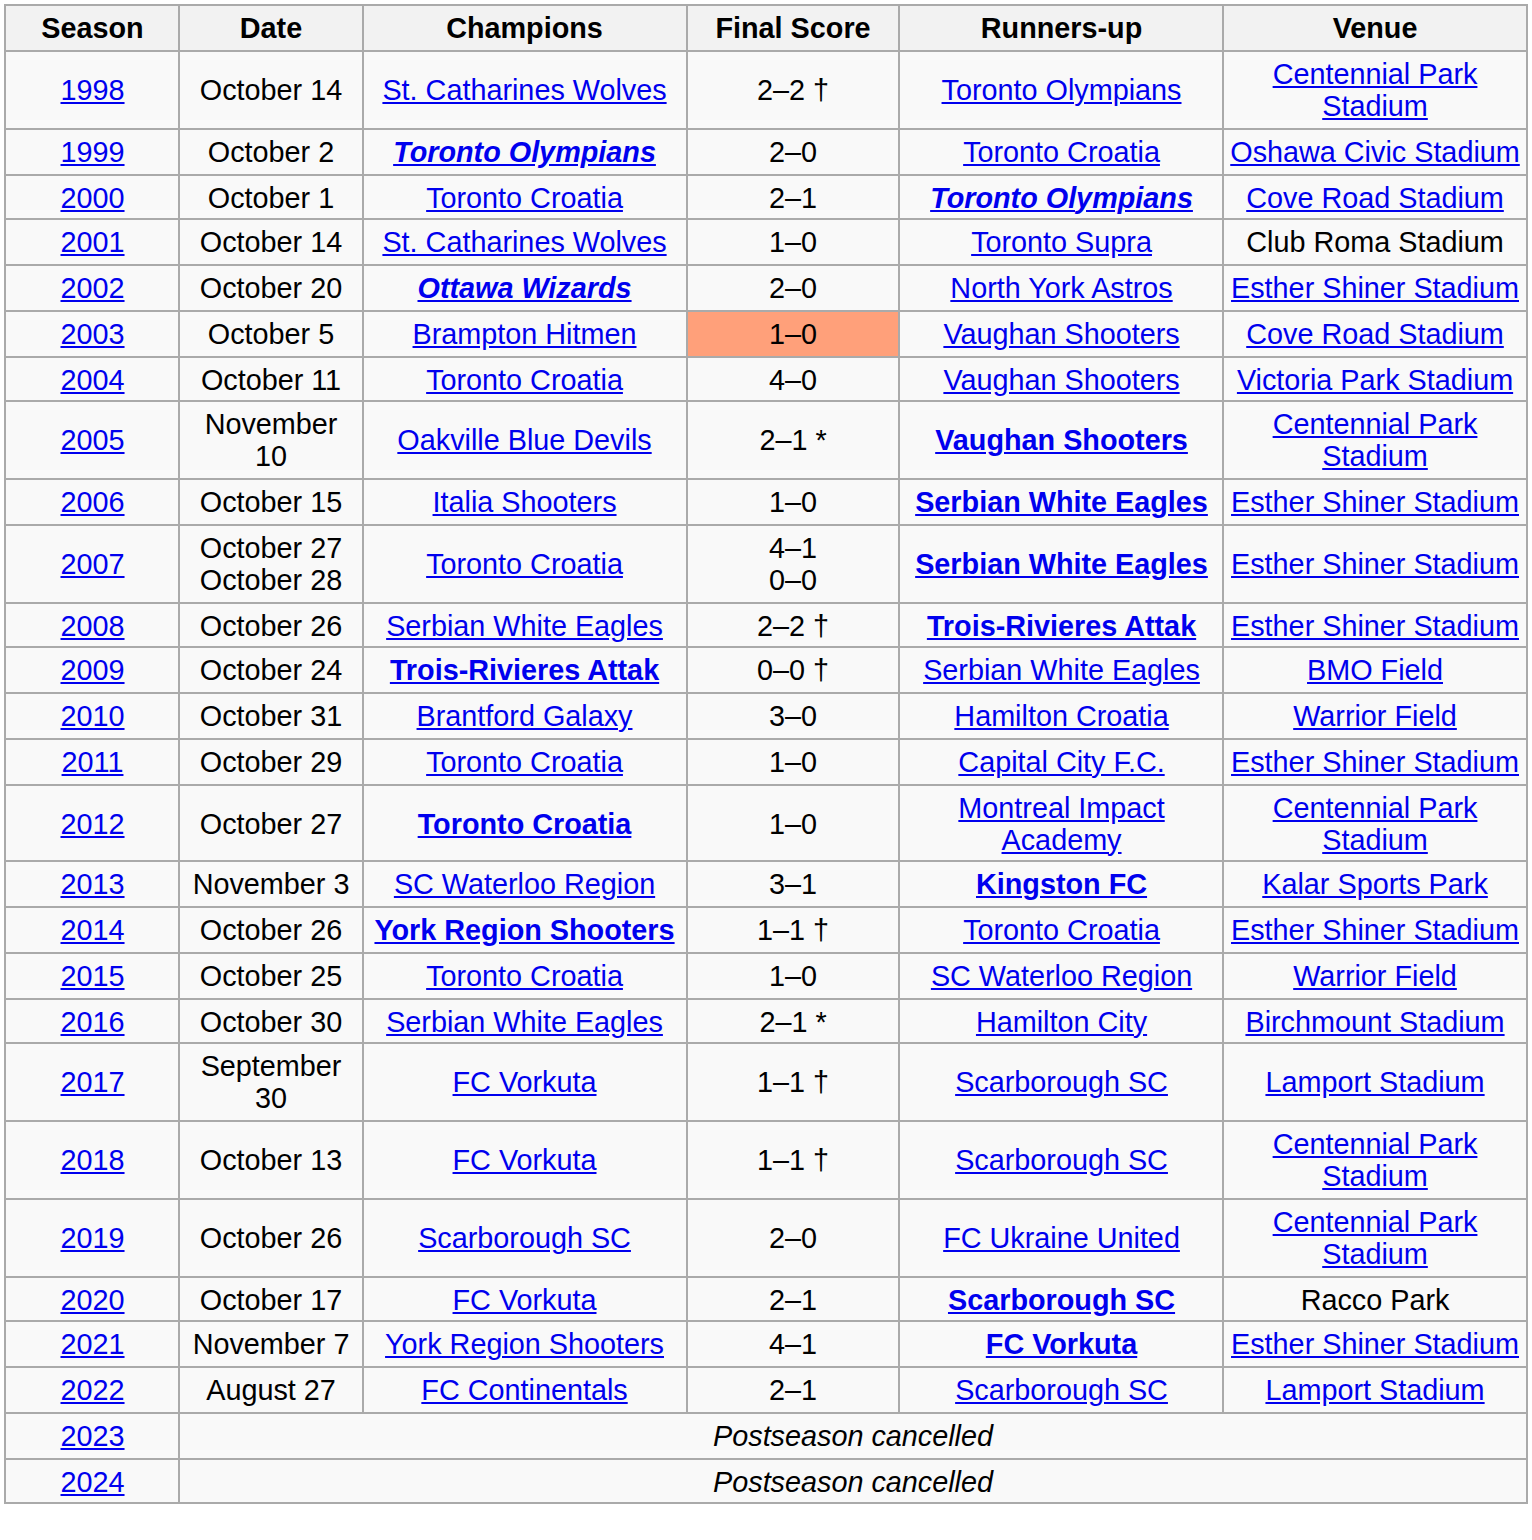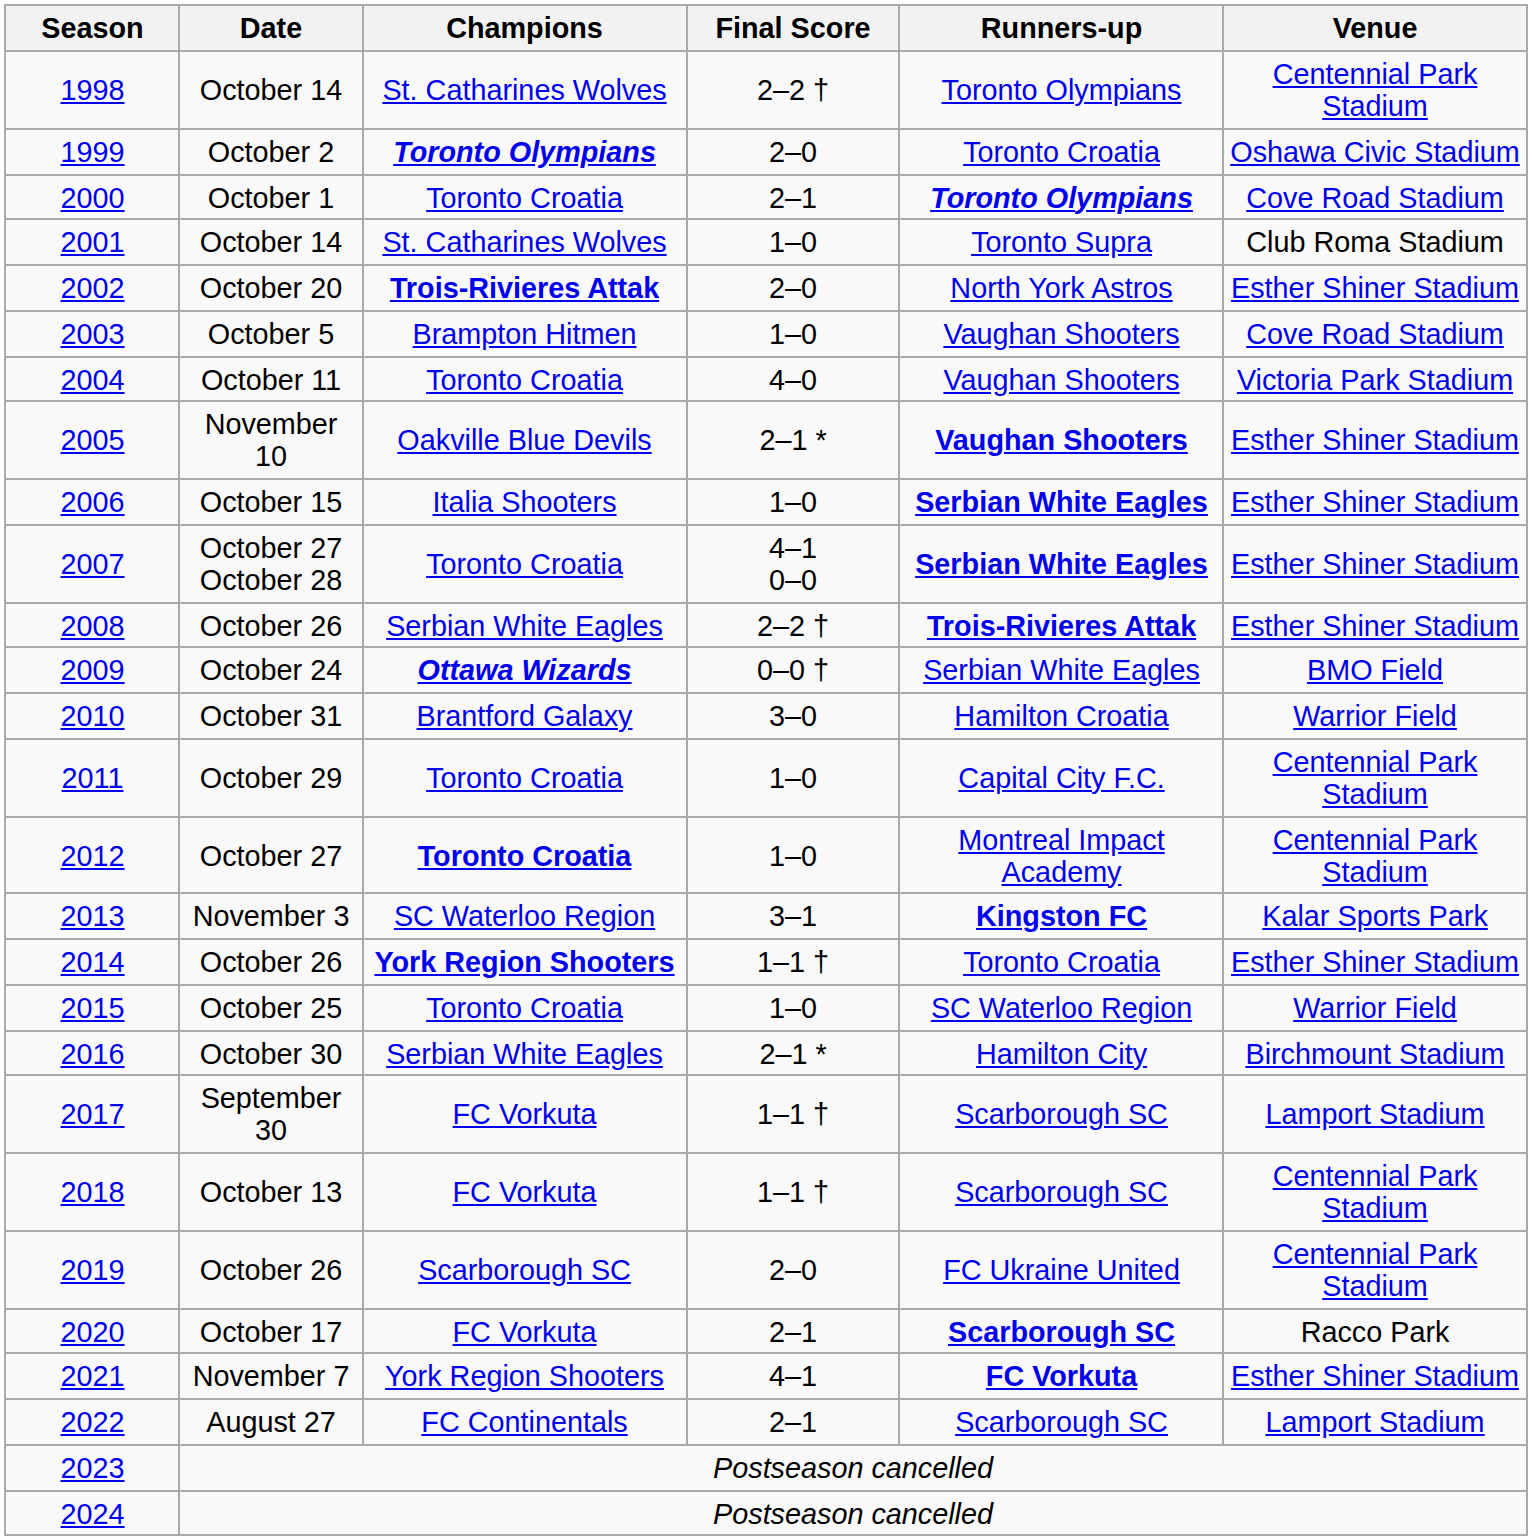(525, 288) Ottawa Wizards -> (525, 288) Trois-Rivieres Attak
(793, 334) lightsalmon background -> (793, 334) no background
(1375, 441) Centennial Park Stadium -> (1375, 441) Esther Shiner Stadium
(525, 671) Trois-Rivieres Attak -> (525, 671) Ottawa Wizards
(1375, 762) Esther Shiner Stadium -> (1375, 778) Centennial Park Stadium
